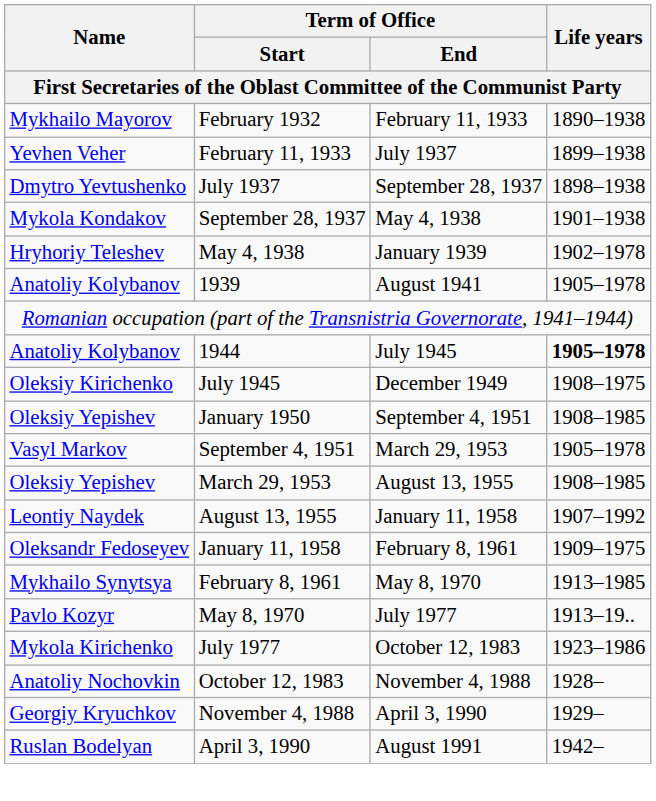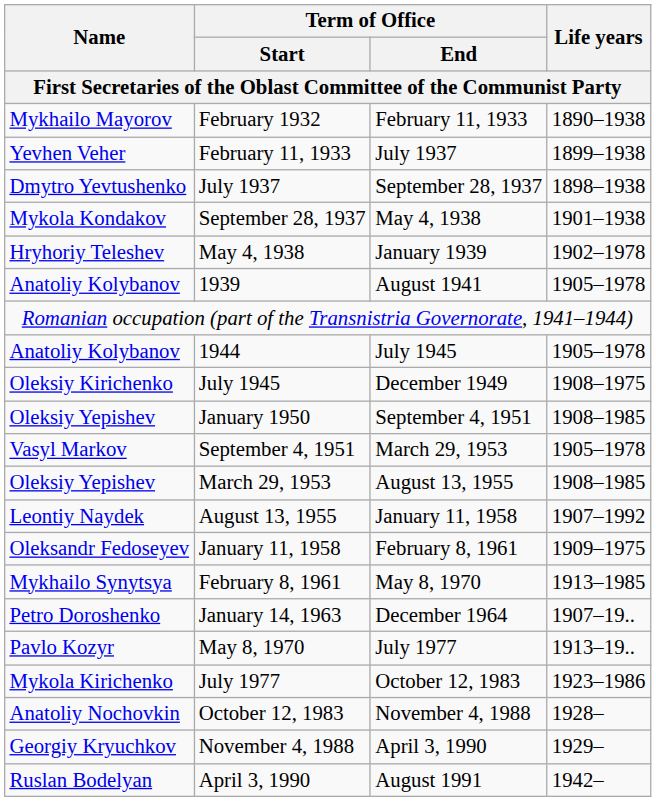(599, 350) bold -> (599, 350) normal
+ row: (270, 614)
